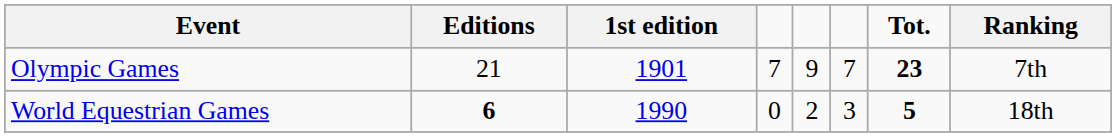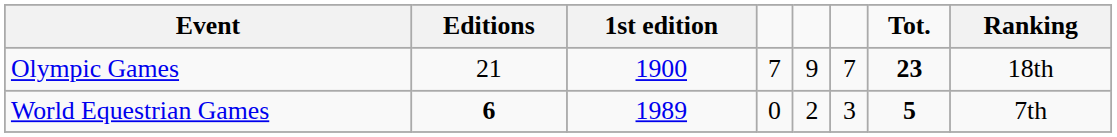(661, 68) 1901 -> (661, 68) 1900
(1031, 68) 7th -> (1031, 68) 18th
(661, 111) 1990 -> (661, 111) 1989
(1031, 111) 18th -> (1031, 111) 7th
